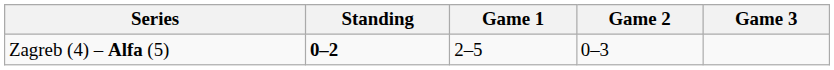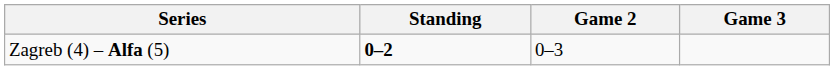- column: (513, 19)
